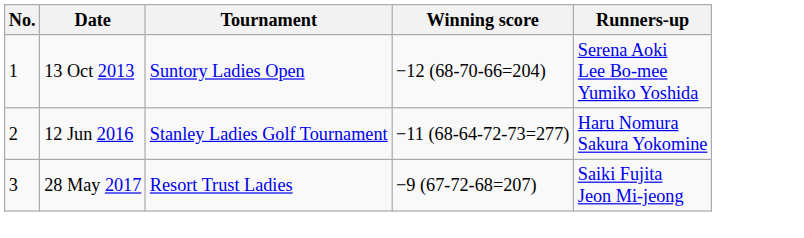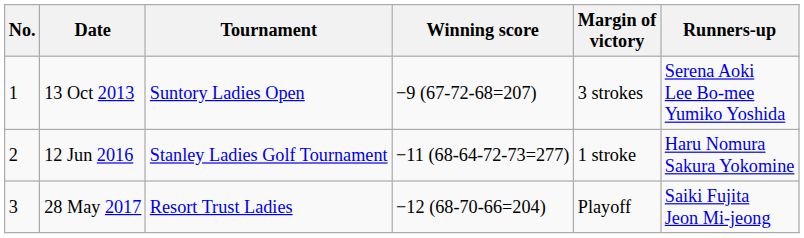+ column: (617, 30)
(471, 71) −12 (68-70-66=204) -> (466, 93) −9 (67-72-68=207)
(466, 185) −9 (67-72-68=207) -> (471, 207) −12 (68-70-66=204)
